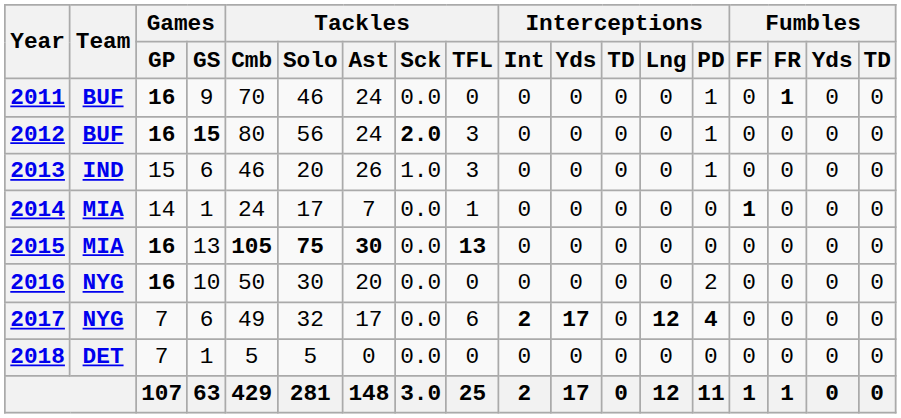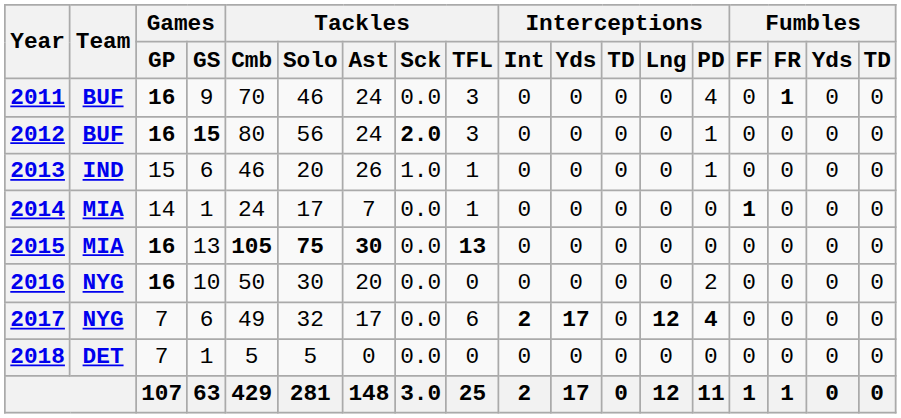(472, 98) 0 -> (472, 98) 3
(711, 98) 1 -> (711, 98) 4
(472, 172) 3 -> (472, 172) 1
